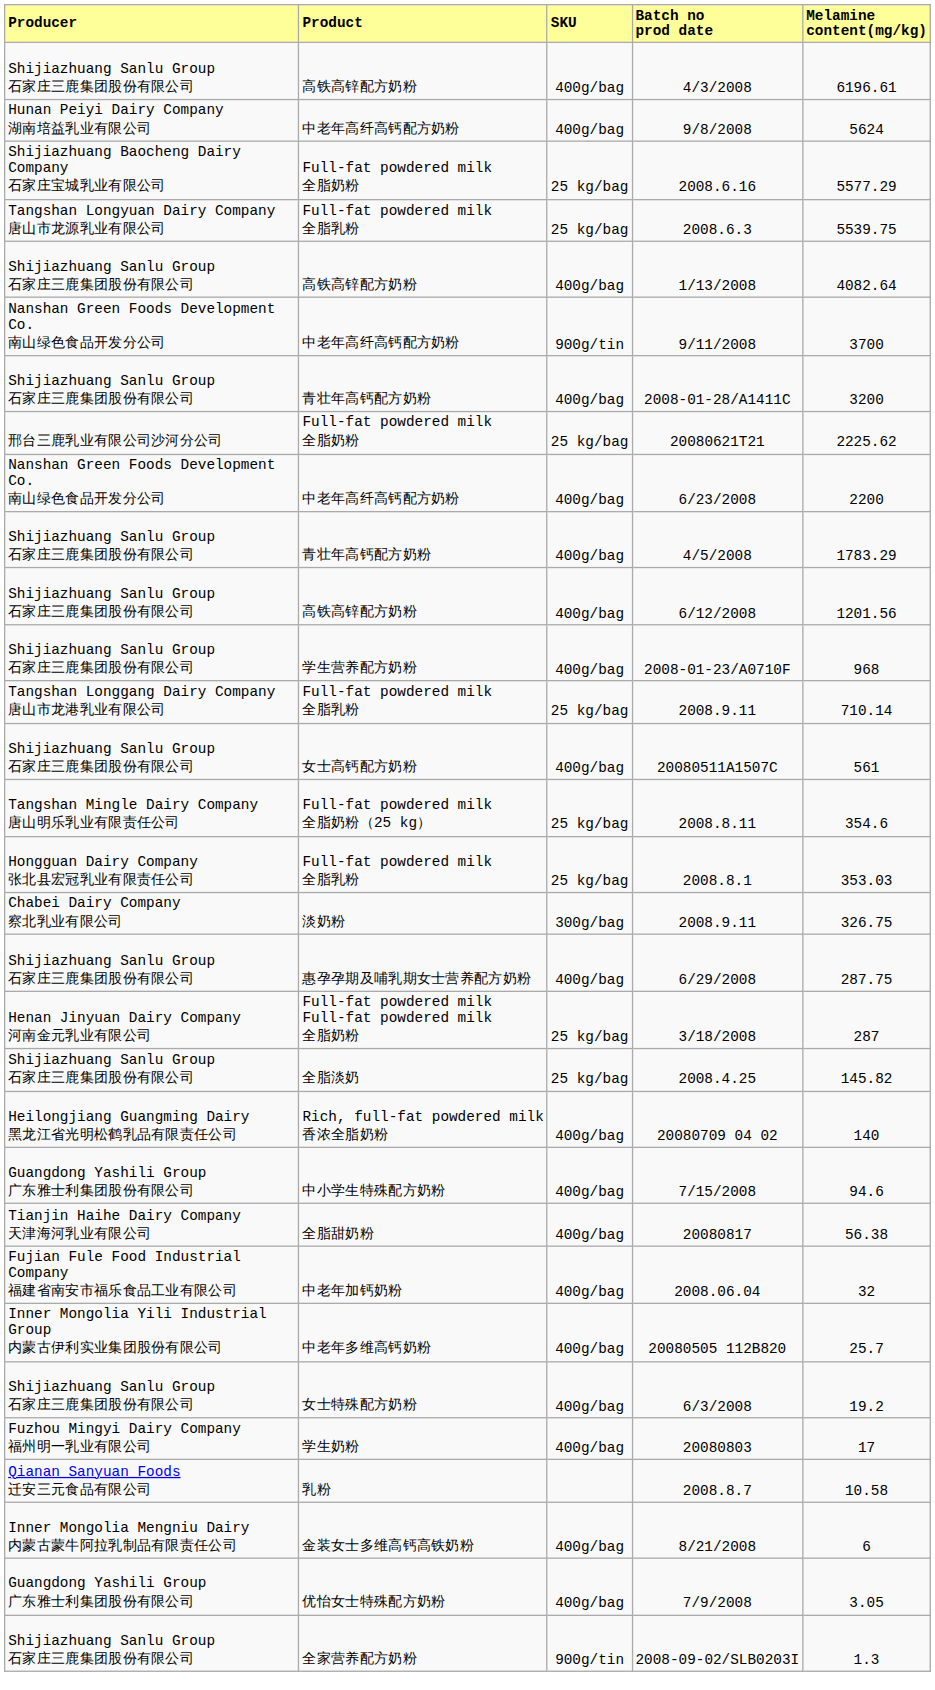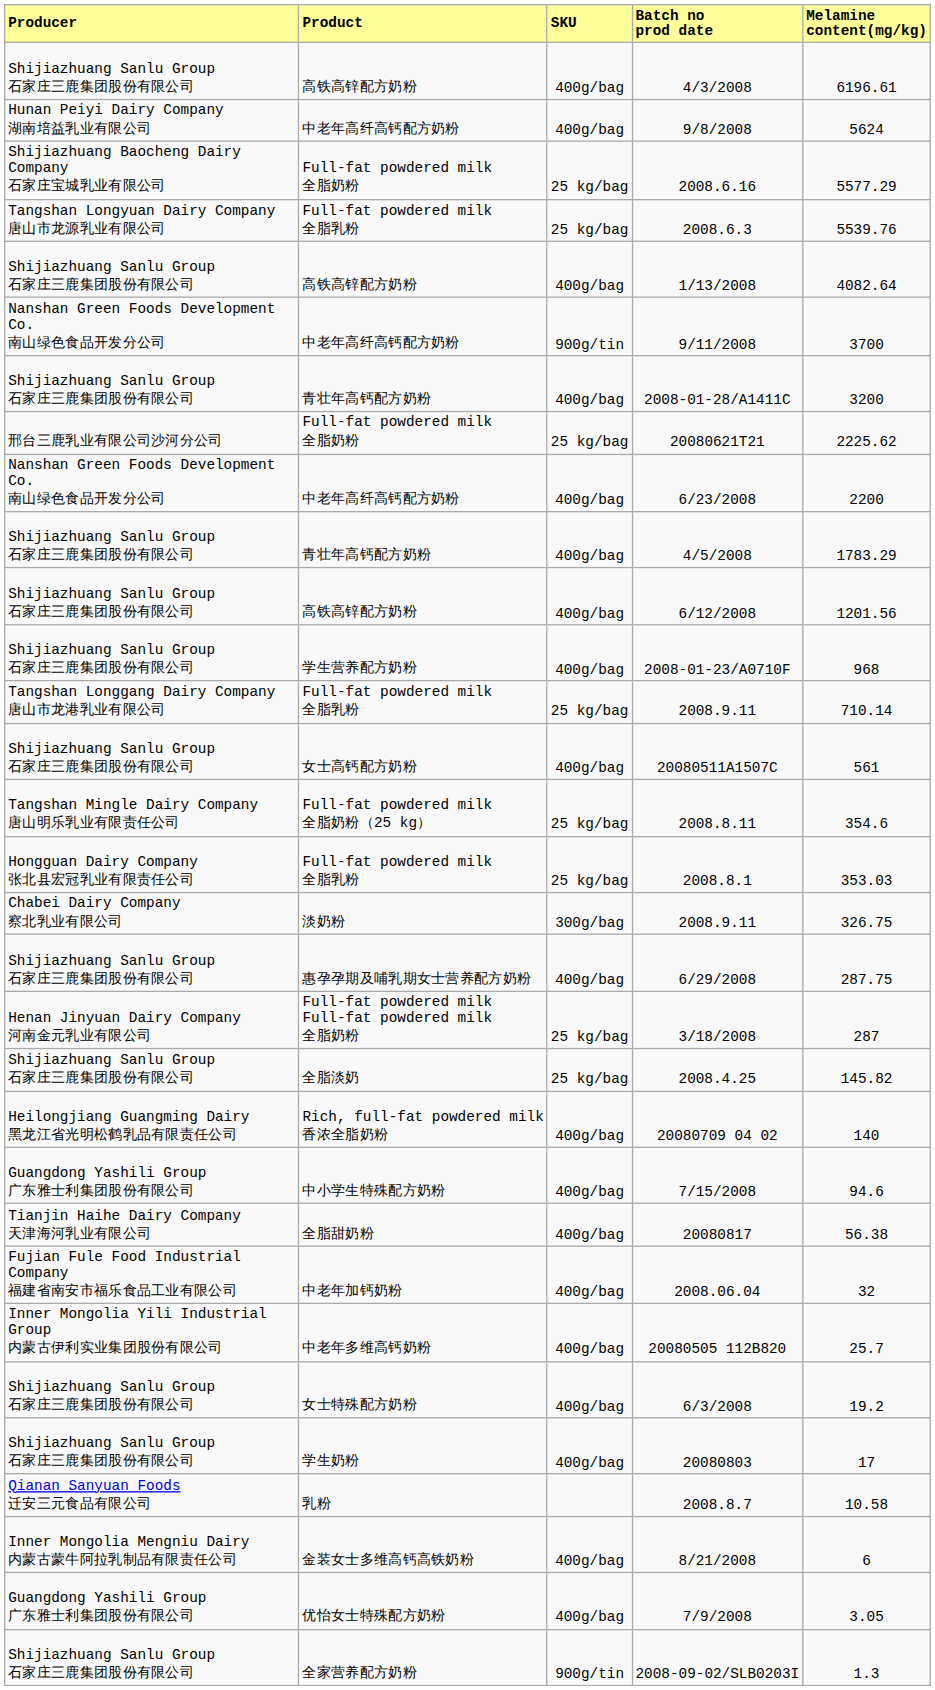(867, 230) 5539.75 -> (867, 230) 5539.76
(125, 1438) Fuzhou Mingyi Dairy Company 福州明一乳业有限公司 -> (112, 1452) Shijiazhuang Sanlu Group 石家庄三鹿集团股份有限公司
